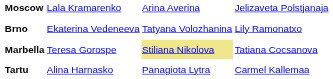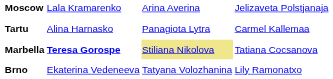rows swapped: (17, 70) <-> (16, 28)
(82, 49) normal -> (84, 49) bold
